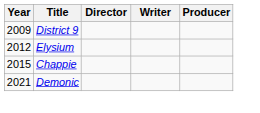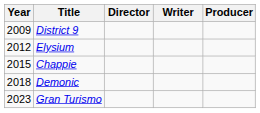(19, 82) 2021 -> (19, 82) 2018
+ row: (69, 99)
